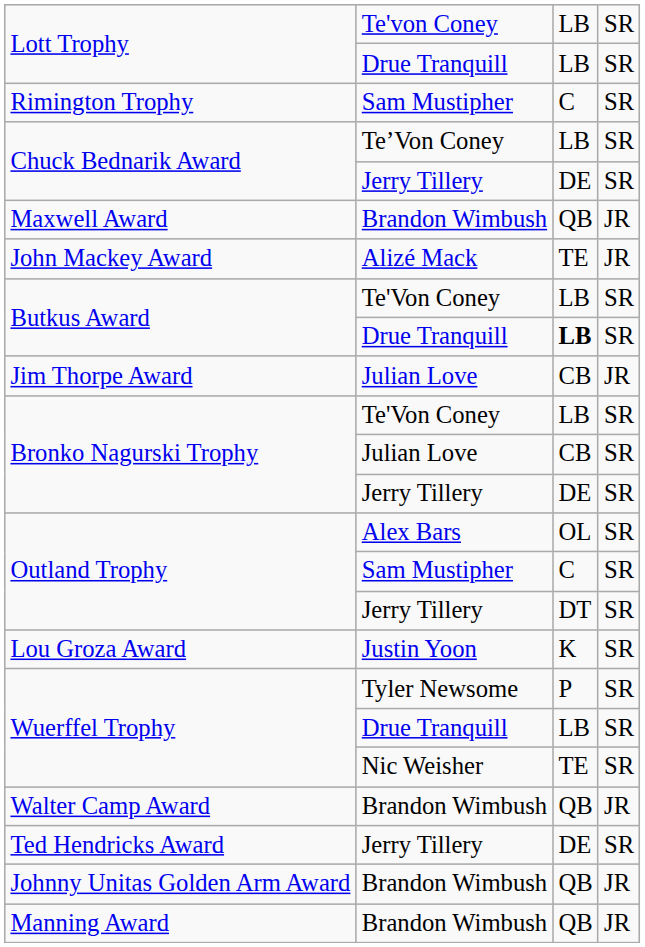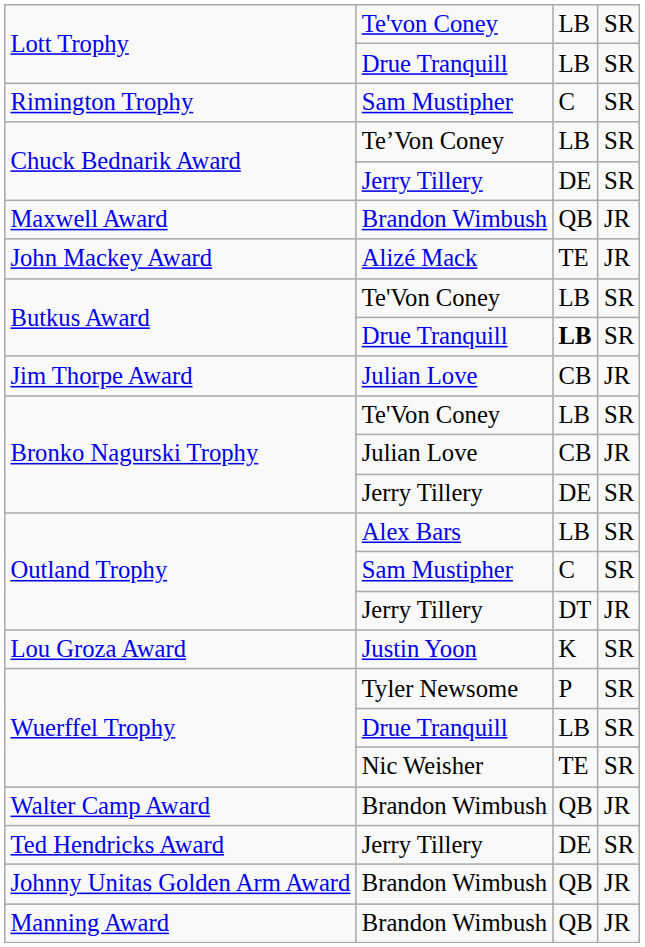(619, 453) SR -> (617, 453) JR
(575, 532) OL -> (574, 532) LB
(619, 610) SR -> (617, 610) JR
